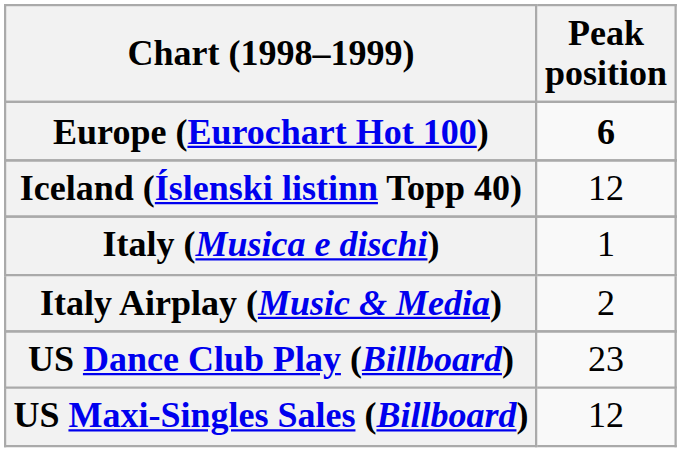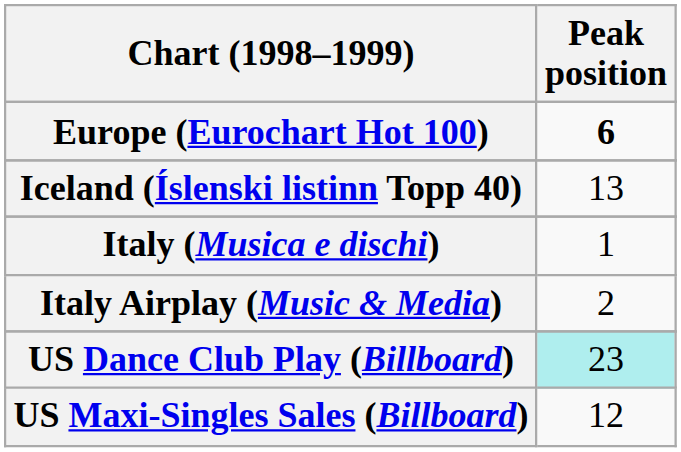(606, 187) 12 -> (606, 187) 13
(606, 359) no background -> (606, 359) paleturquoise background
